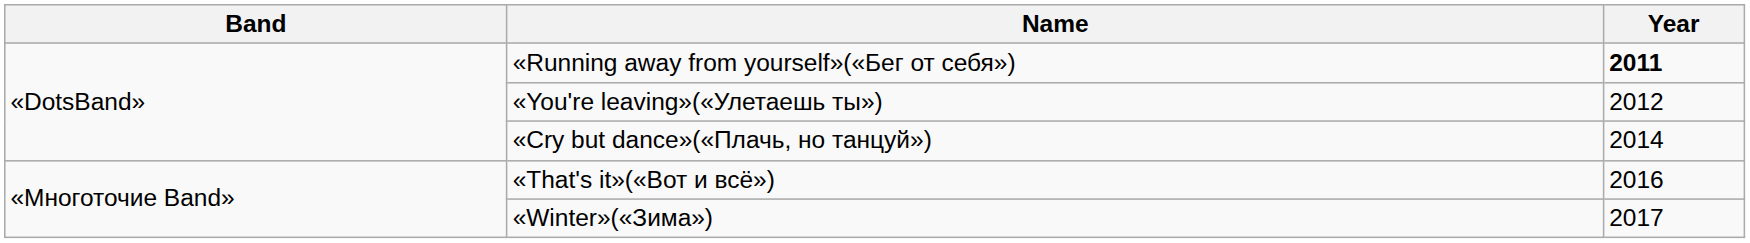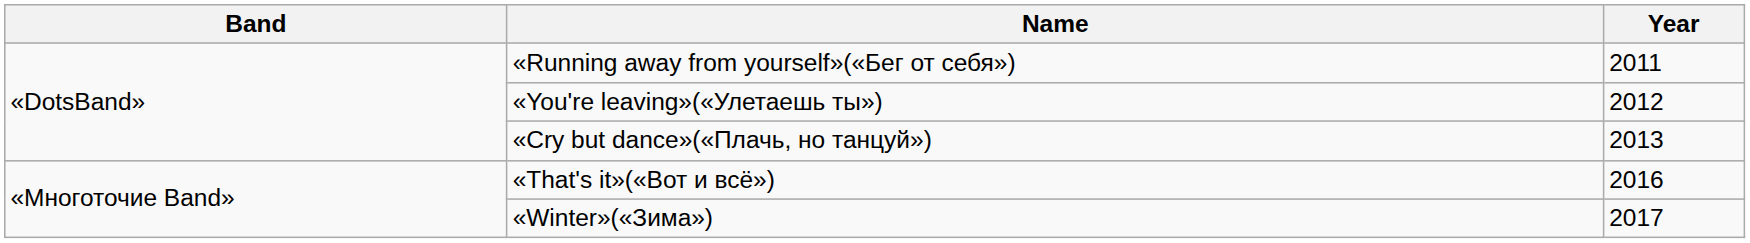(1636, 62) bold -> (1636, 62) normal
(1636, 140) 2014 -> (1636, 140) 2013
